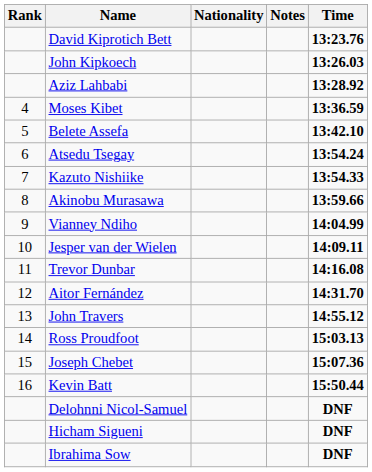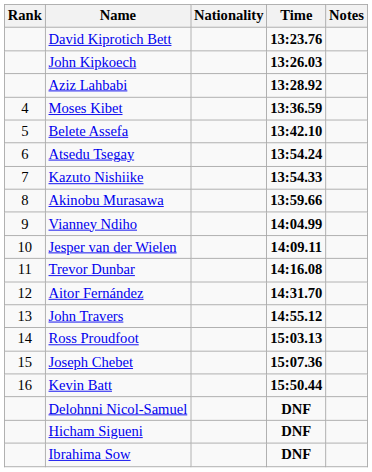columns swapped: (338, 16) <-> (288, 16)
